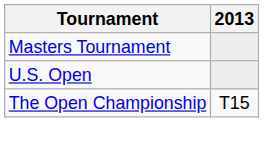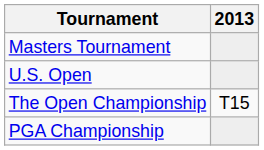+ row: (86, 131)
